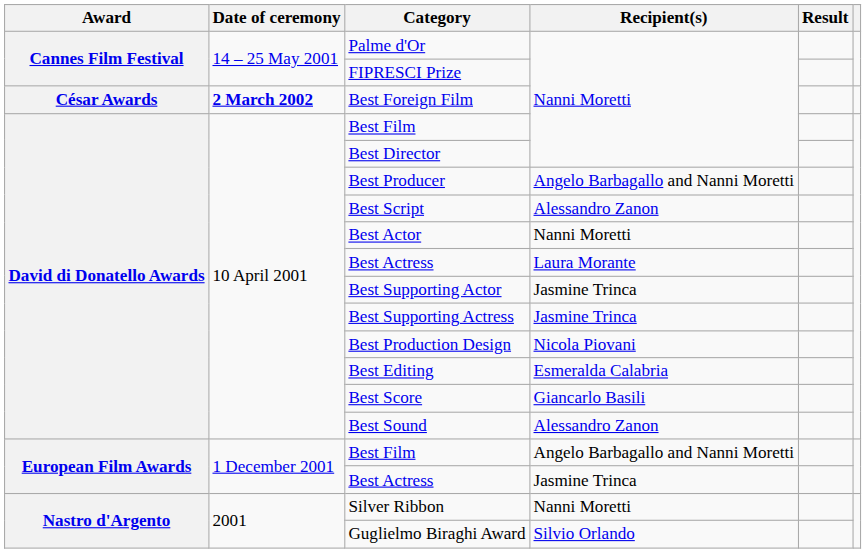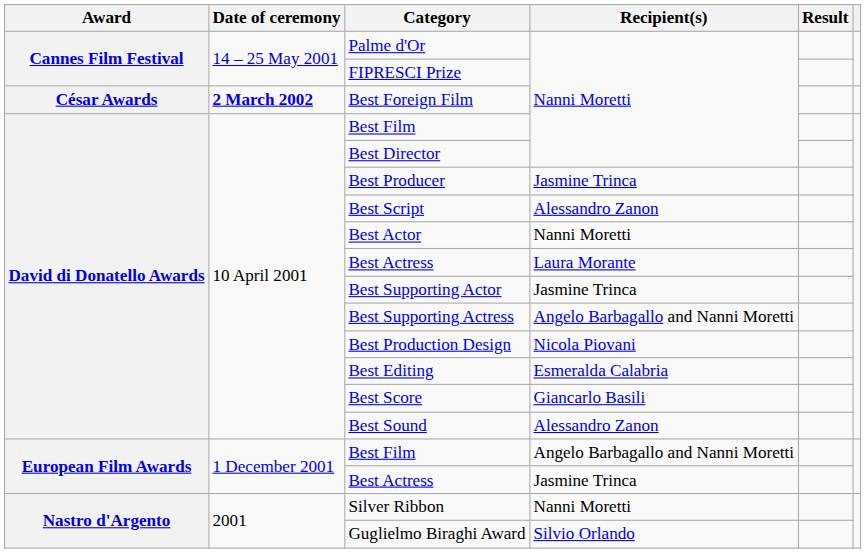(664, 180) Angelo Barbagallo and Nanni Moretti -> (585, 180) Jasmine Trinca
(585, 316) Jasmine Trinca -> (664, 316) Angelo Barbagallo and Nanni Moretti
